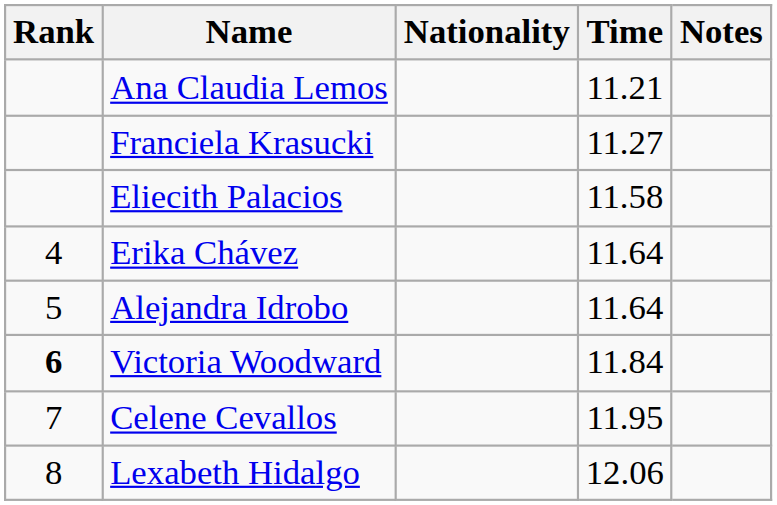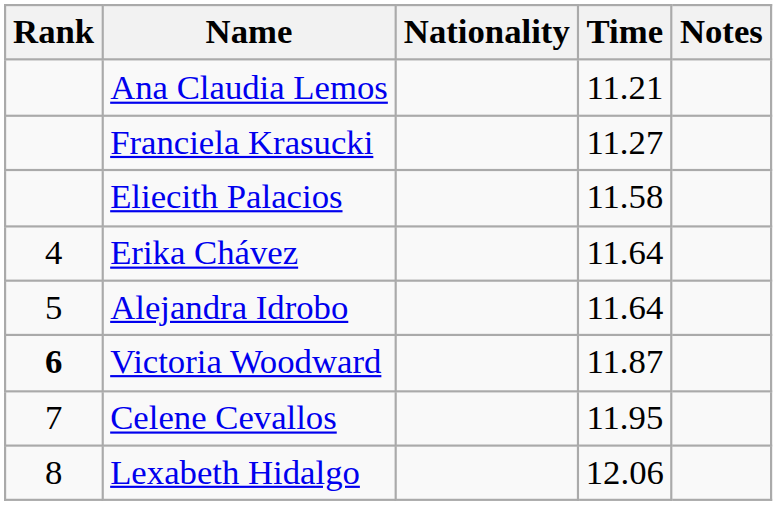(625, 362) 11.84 -> (625, 362) 11.87
